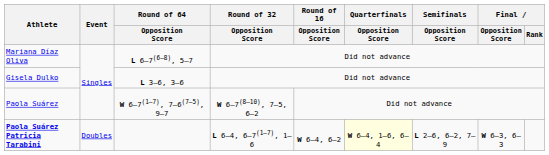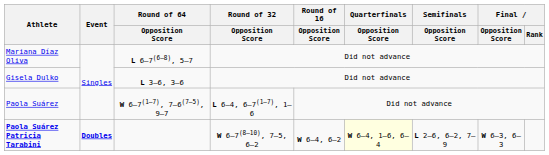(252, 108) W 6–7(8–10), 7–5, 6–2 -> (252, 108) L 6–4, 6–7(1–7), 1–6
(97, 135) normal -> (97, 135) bold
(252, 139) L 6–4, 6–7(1–7), 1–6 -> (252, 139) W 6–7(8–10), 7–5, 6–2
